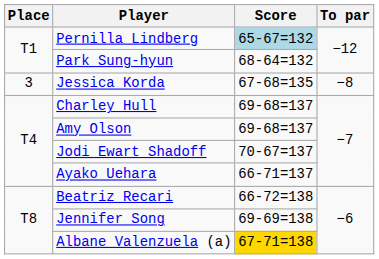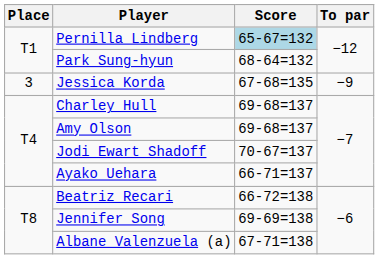(345, 84) −8 -> (345, 84) −9
(276, 243) gold background -> (276, 243) no background
